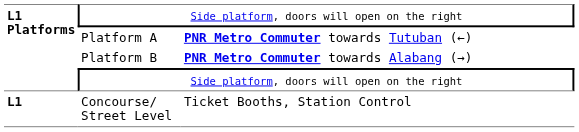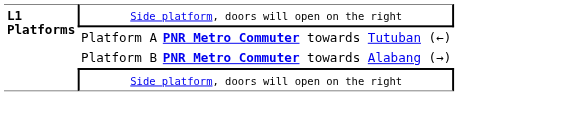- row: (127, 109)
